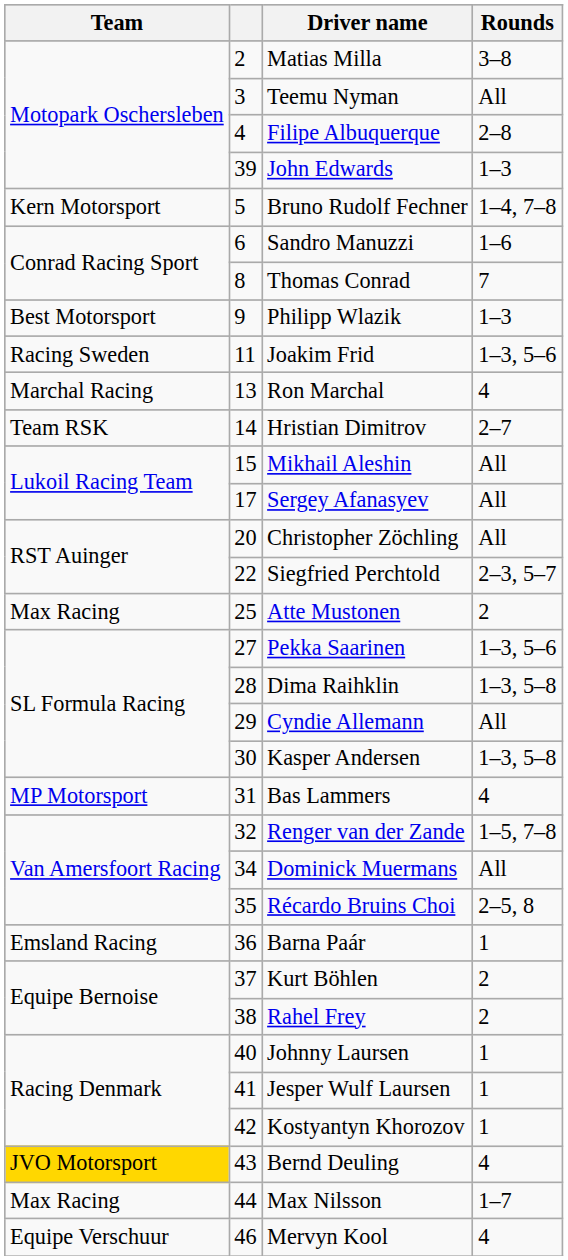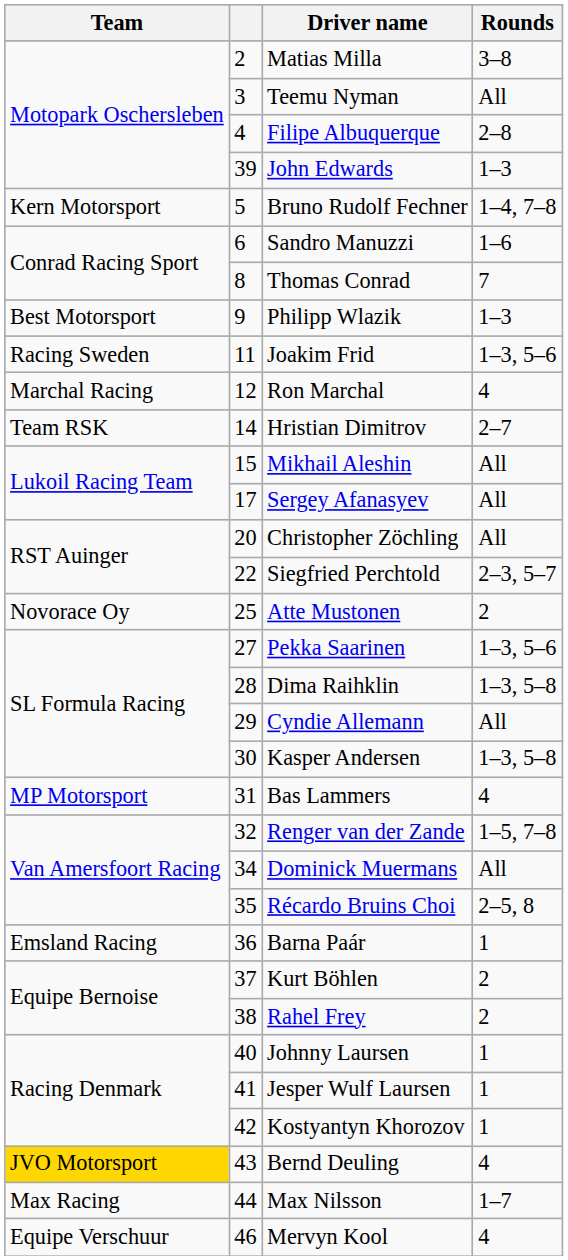(245, 390) 13 -> (245, 390) 12
(65, 611) Max Racing -> (70, 611) Novorace Oy
